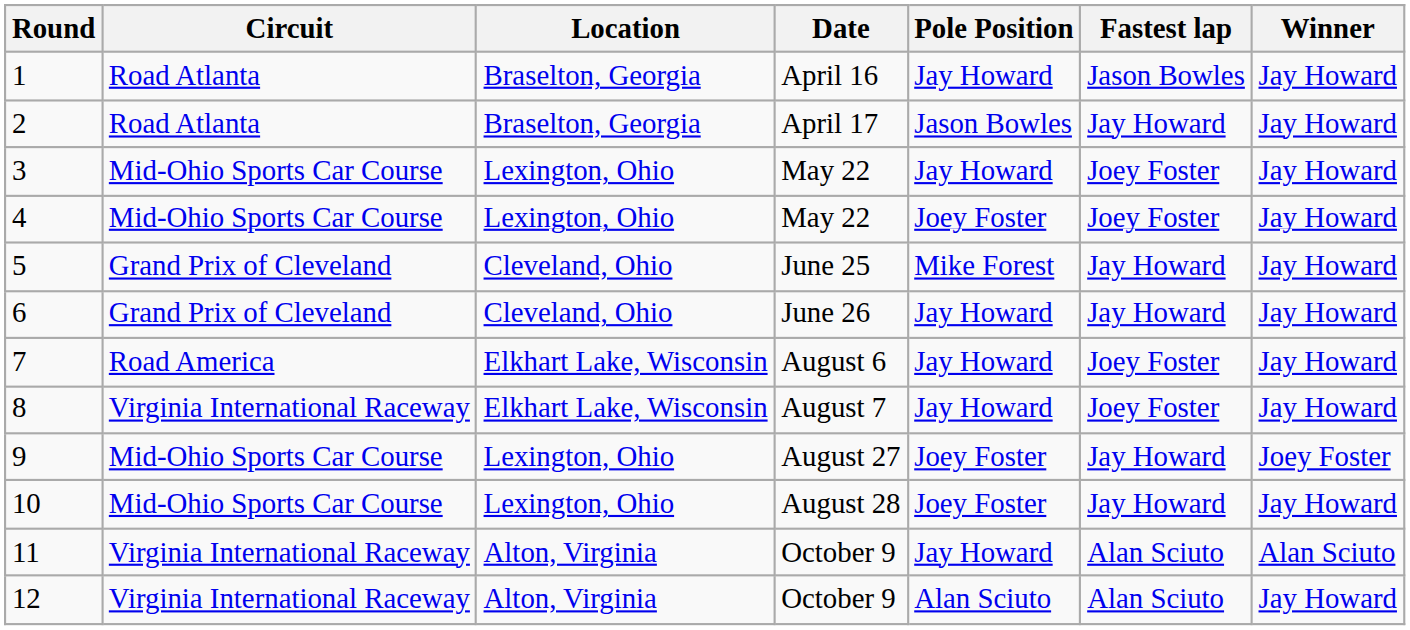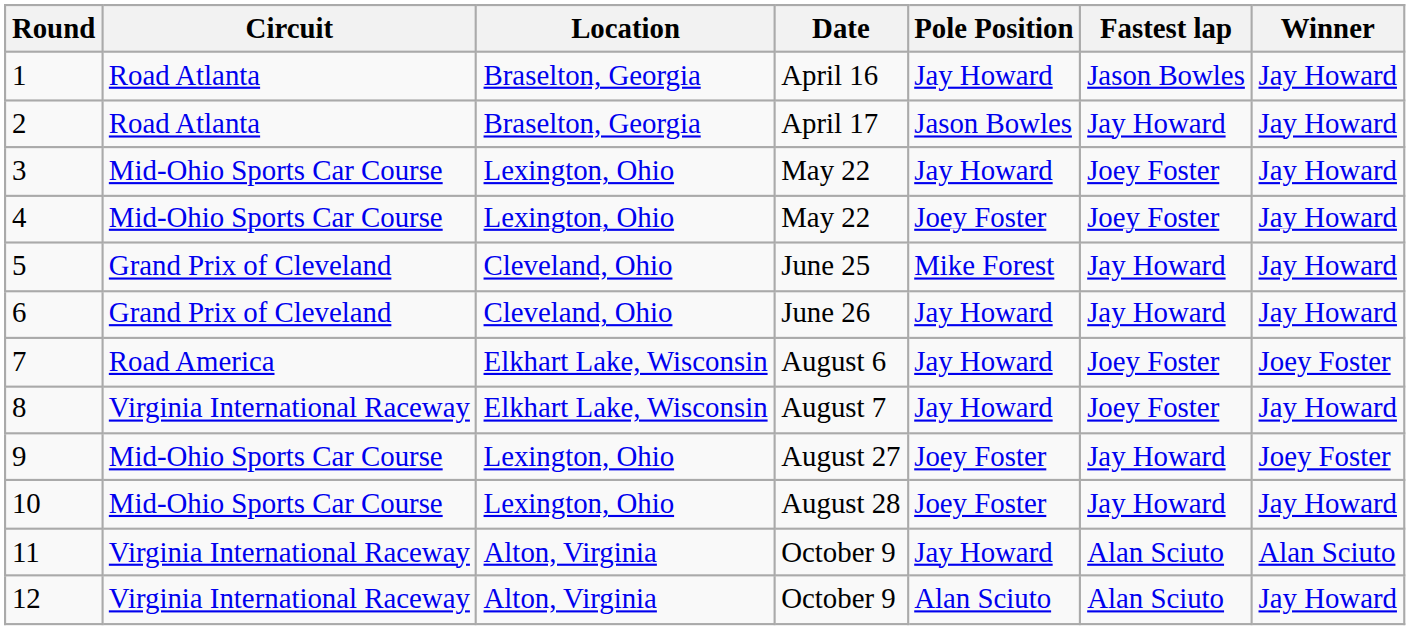(1328, 360) Jay Howard -> (1325, 360) Joey Foster
